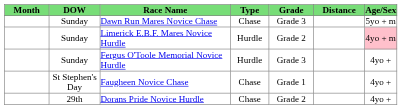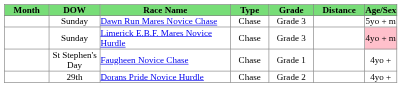(250, 38) Hurdle -> (250, 38) Chase
(291, 38) Grade 2 -> (291, 38) Grade 3
- row: (161, 60)
